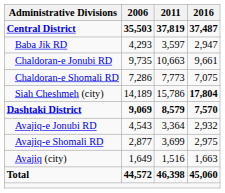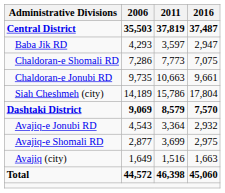rows swapped: (64, 61) <-> (67, 77)
(204, 93) bold -> (204, 93) normal
